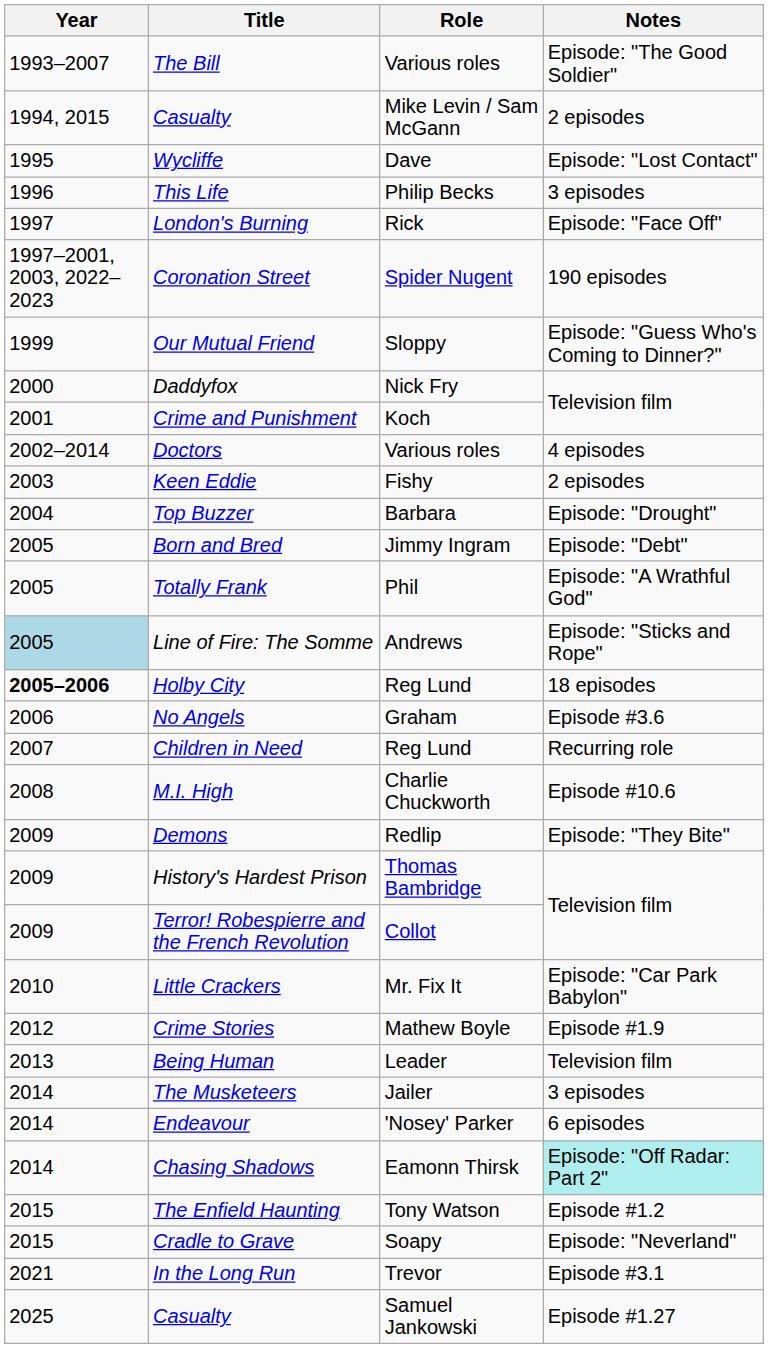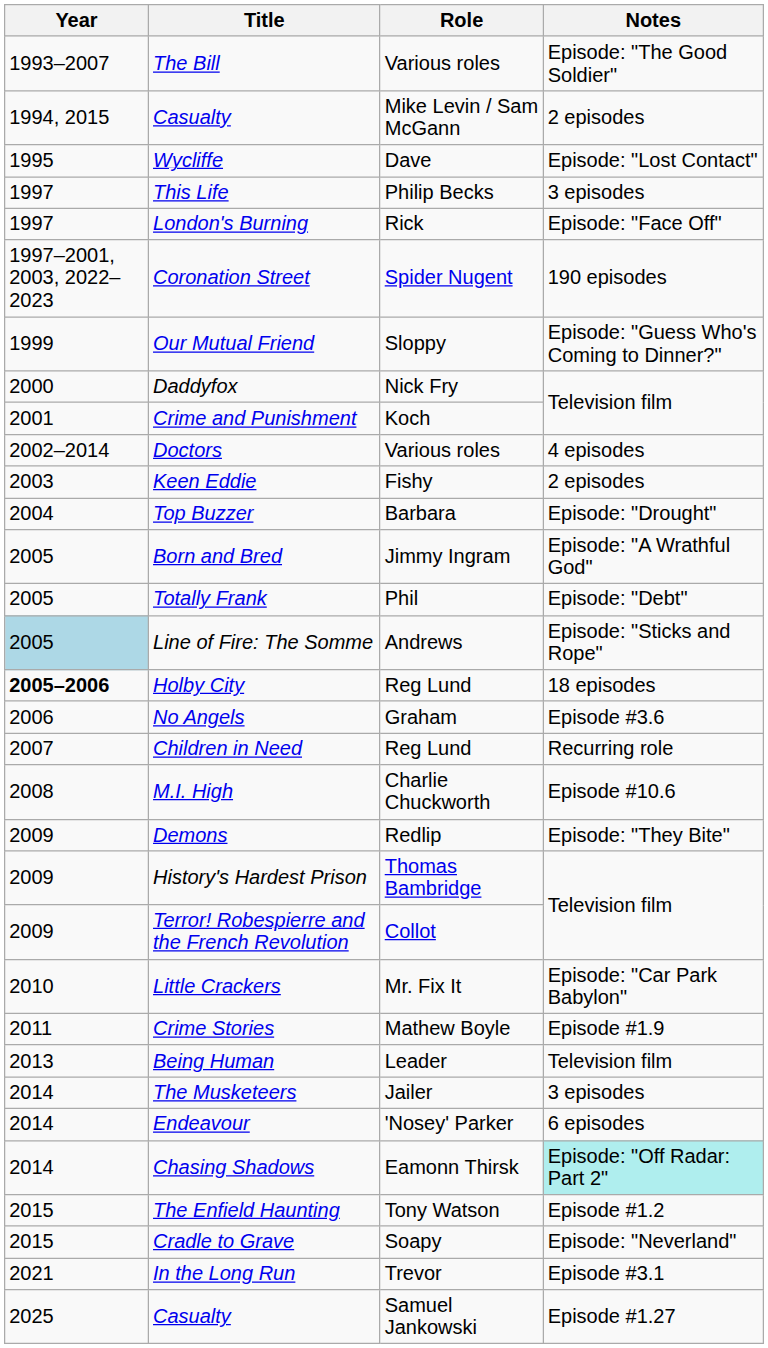(31, 192) 1996 -> (31, 192) 1997
(618, 545) Episode: "Debt" -> (639, 556) Episode: "A Wrathful God"
(639, 588) Episode: "A Wrathful God" -> (618, 599) Episode: "Debt"
(31, 1029) 2012 -> (31, 1029) 2011
